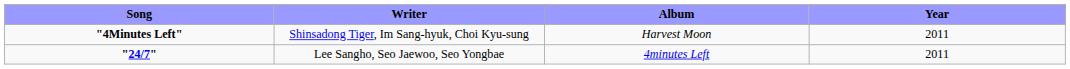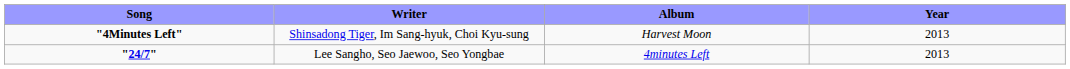(937, 34) 2011 -> (937, 34) 2013
(937, 54) 2011 -> (937, 54) 2013
